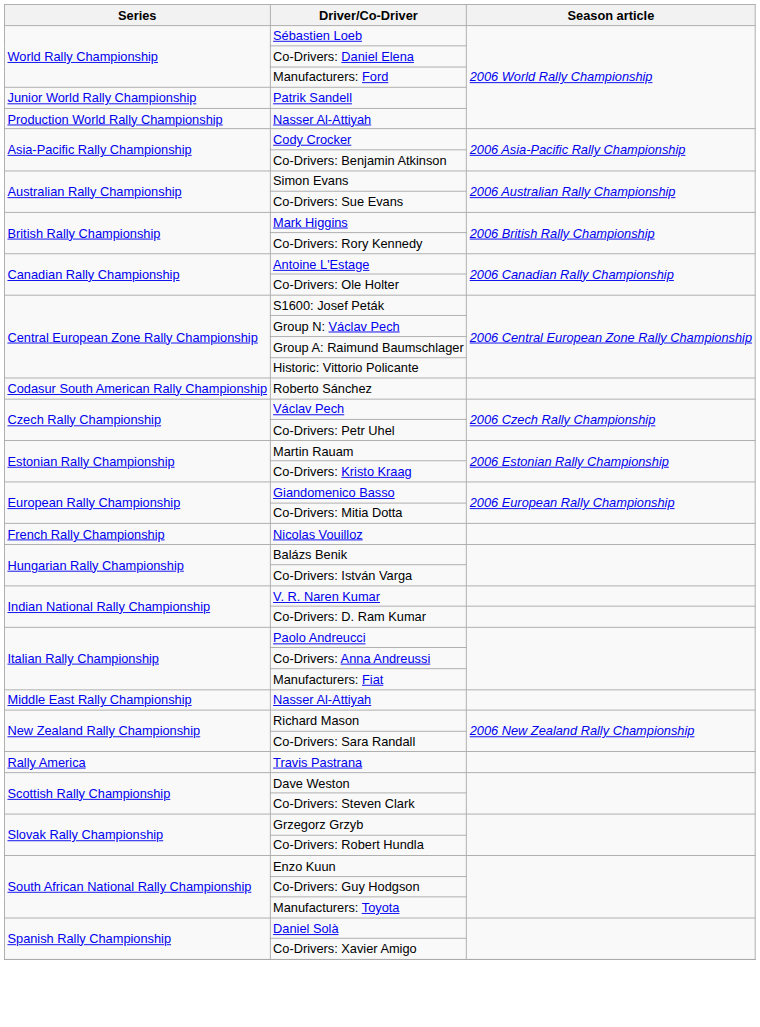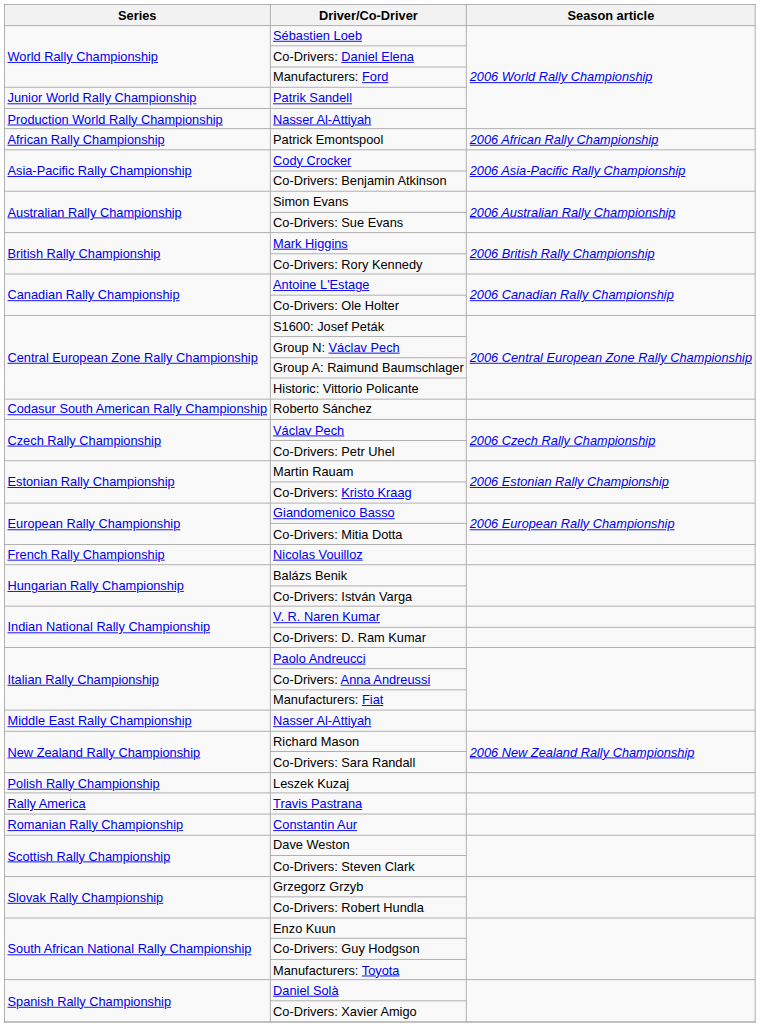+ row: (86, 139)
+ row: (84, 783)
+ row: (95, 824)
